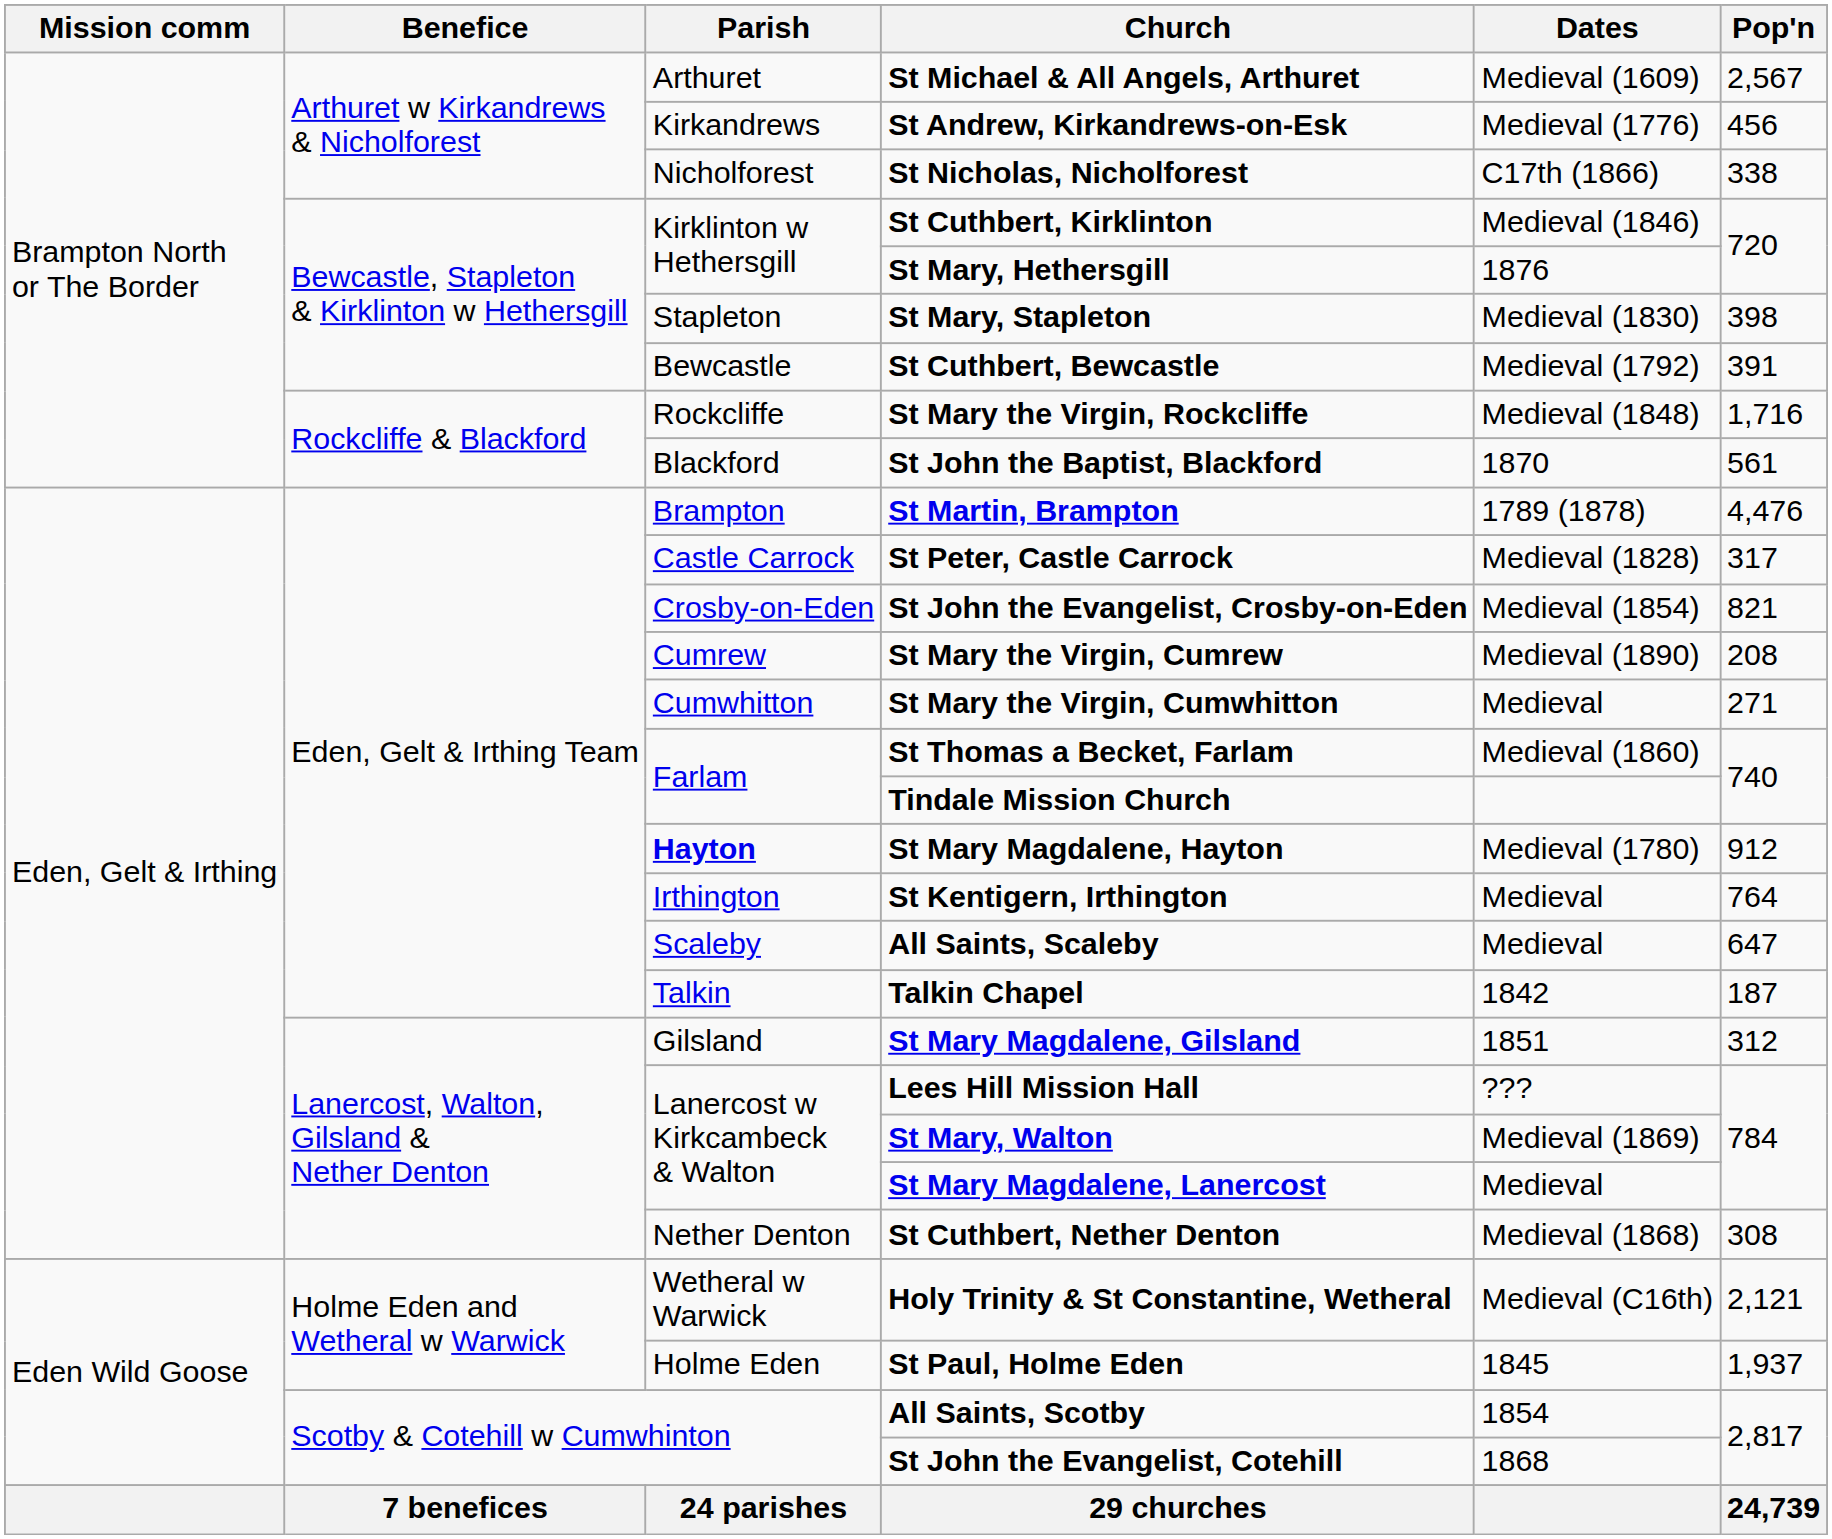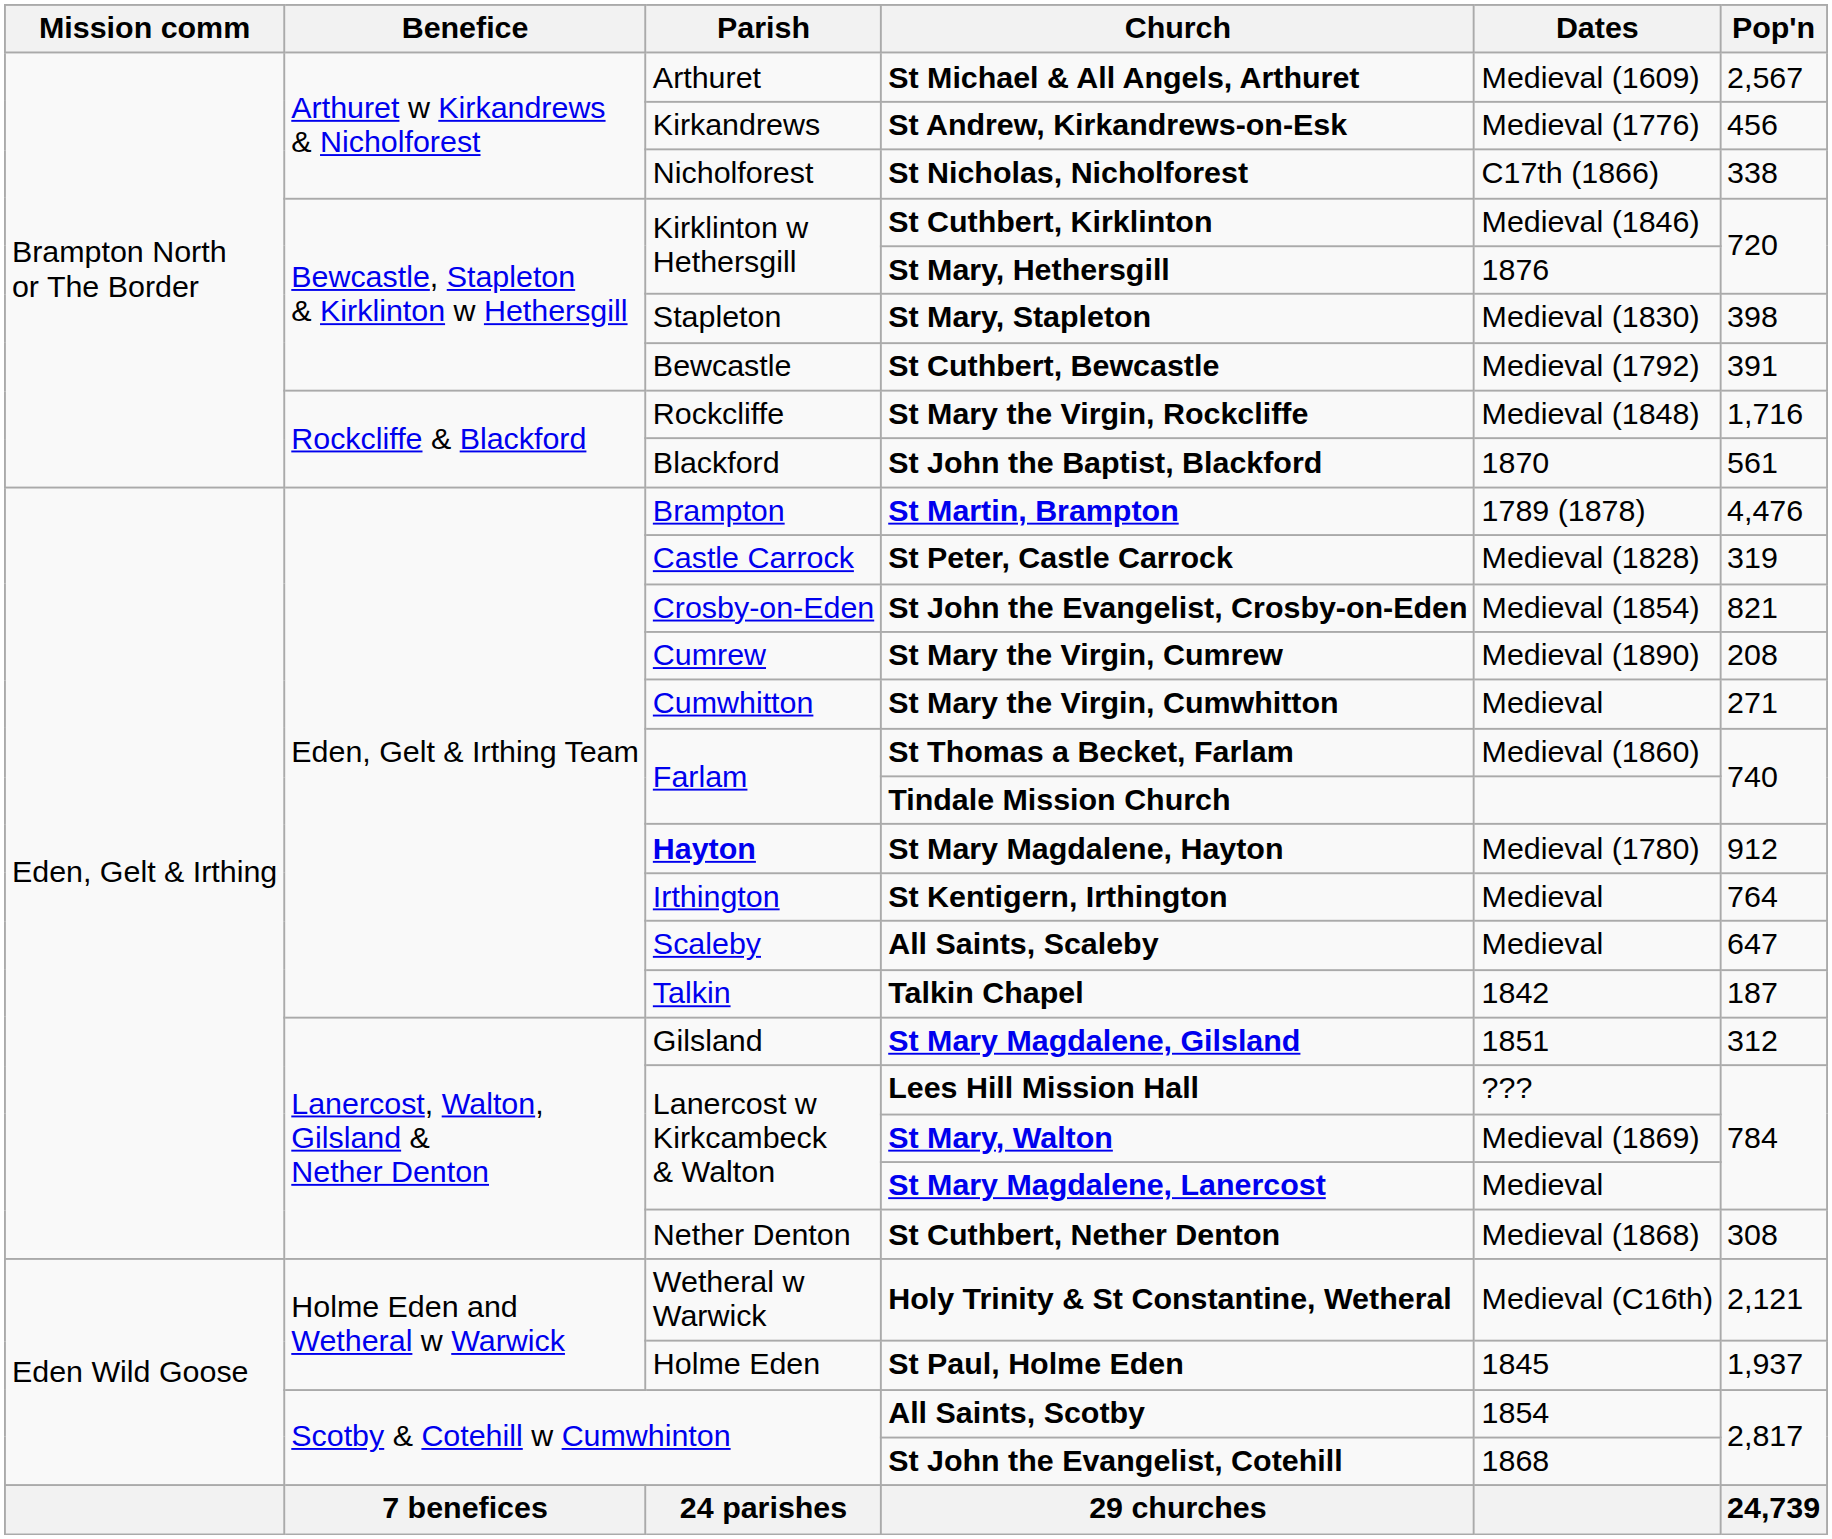(1752, 558) 317 -> (1752, 558) 319
